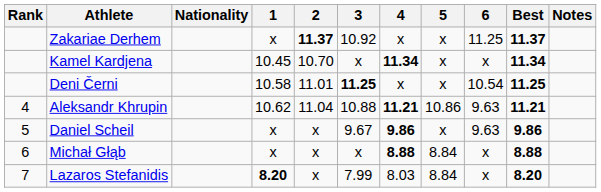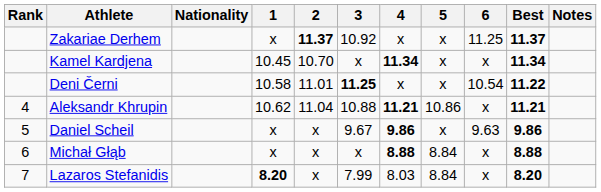(528, 84) 11.25 -> (528, 84) 11.22
(486, 107) 9.63 -> (486, 107) x
